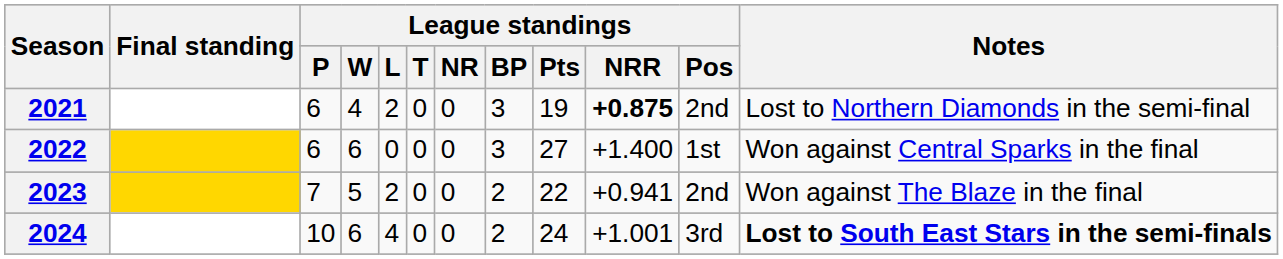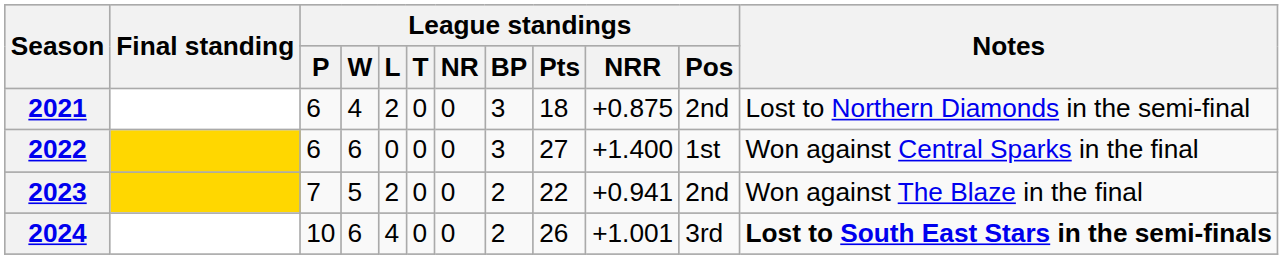(554, 108) 19 -> (554, 108) 18
(633, 108) bold -> (633, 108) normal
(554, 233) 24 -> (554, 233) 26
